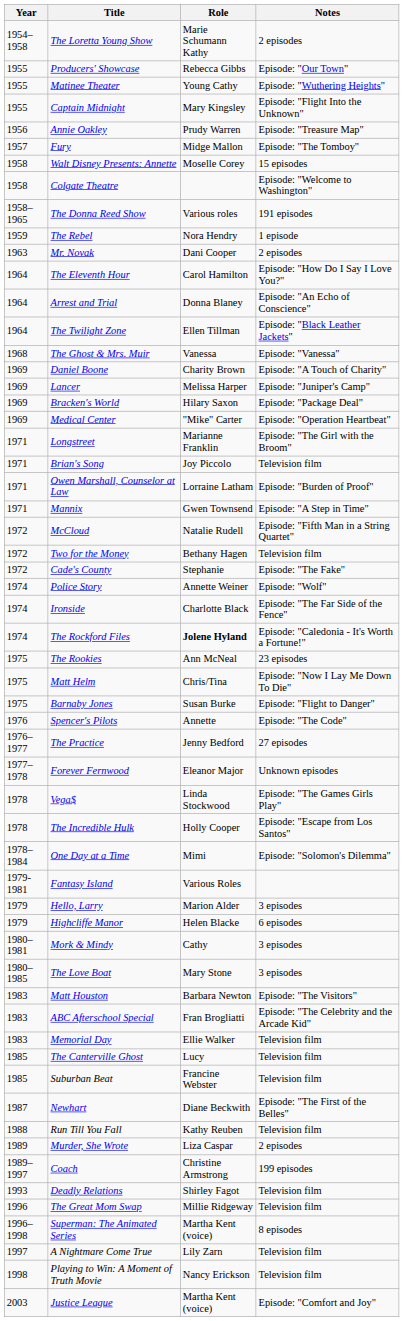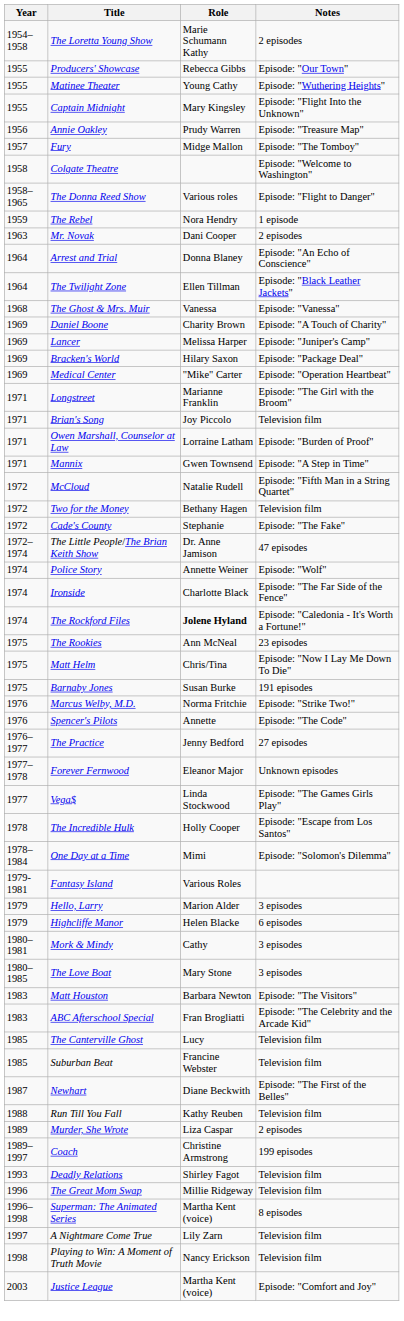- row: (113, 163)
(286, 213) 191 episodes -> (317, 197) Episode: "Flight to Danger"
- row: (90, 275)
+ row: (109, 547)
(317, 704) Episode: "Flight to Danger" -> (286, 687) 191 episodes
+ row: (93, 704)
(17, 799) 1978 -> (17, 799) 1977
- row: (81, 1040)
